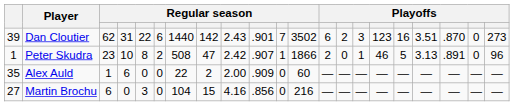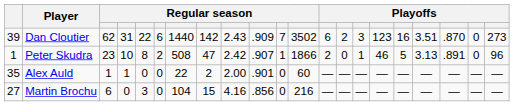(263, 37) .901 -> (263, 37) .909
(127, 73) 6 -> (127, 73) 1
(263, 73) .909 -> (263, 73) .901
